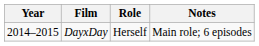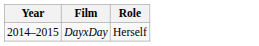- column: (202, 13)
